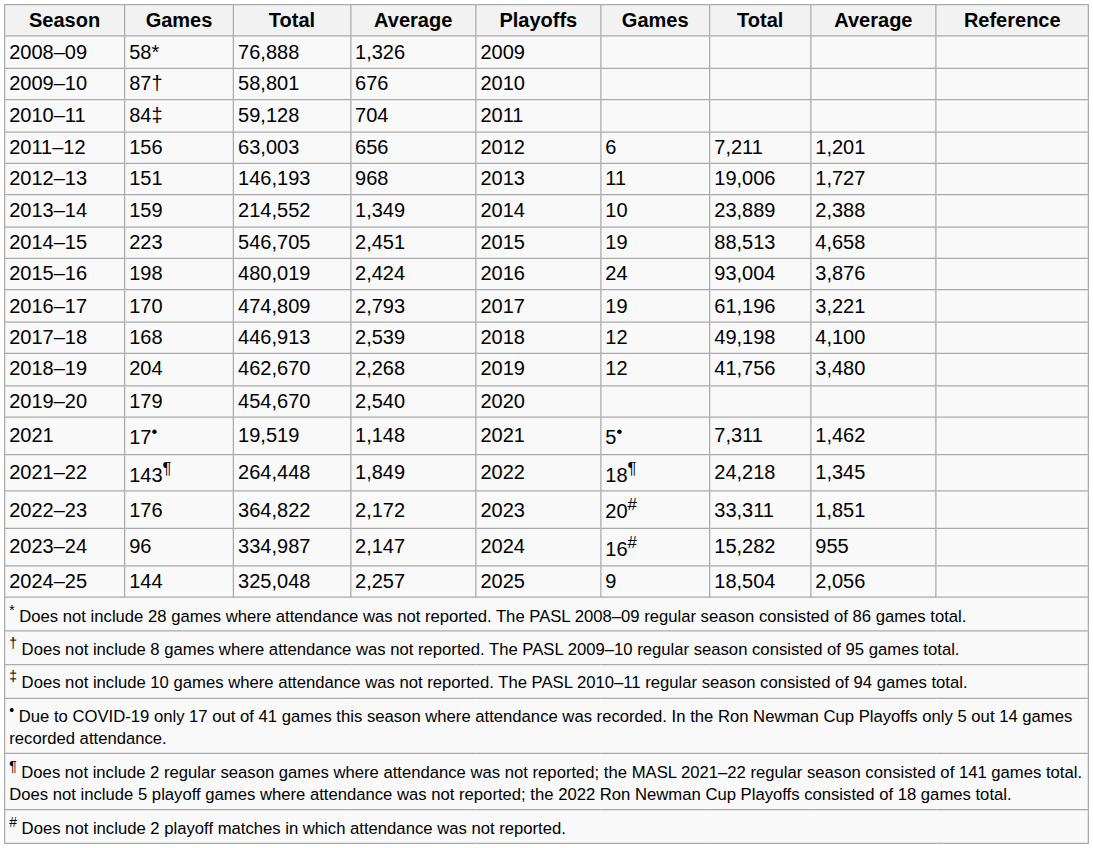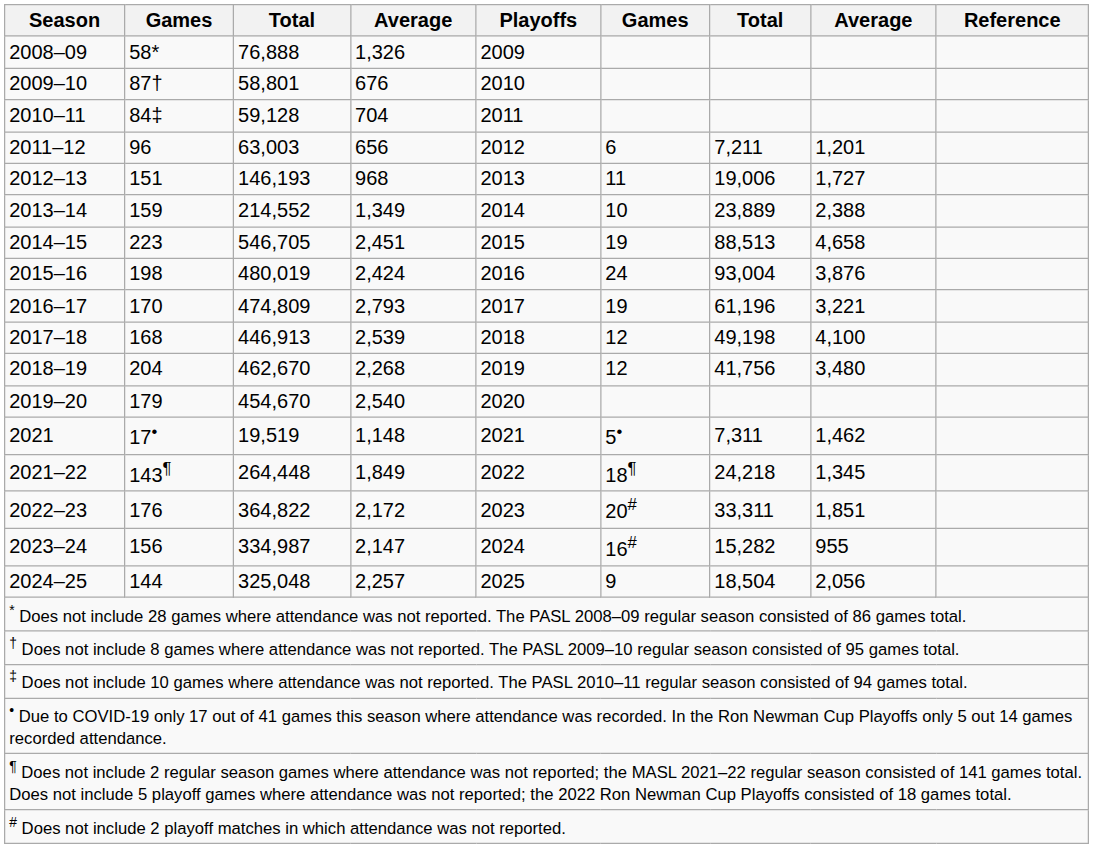(146, 147) 156 -> (140, 147) 96
(140, 546) 96 -> (146, 546) 156
